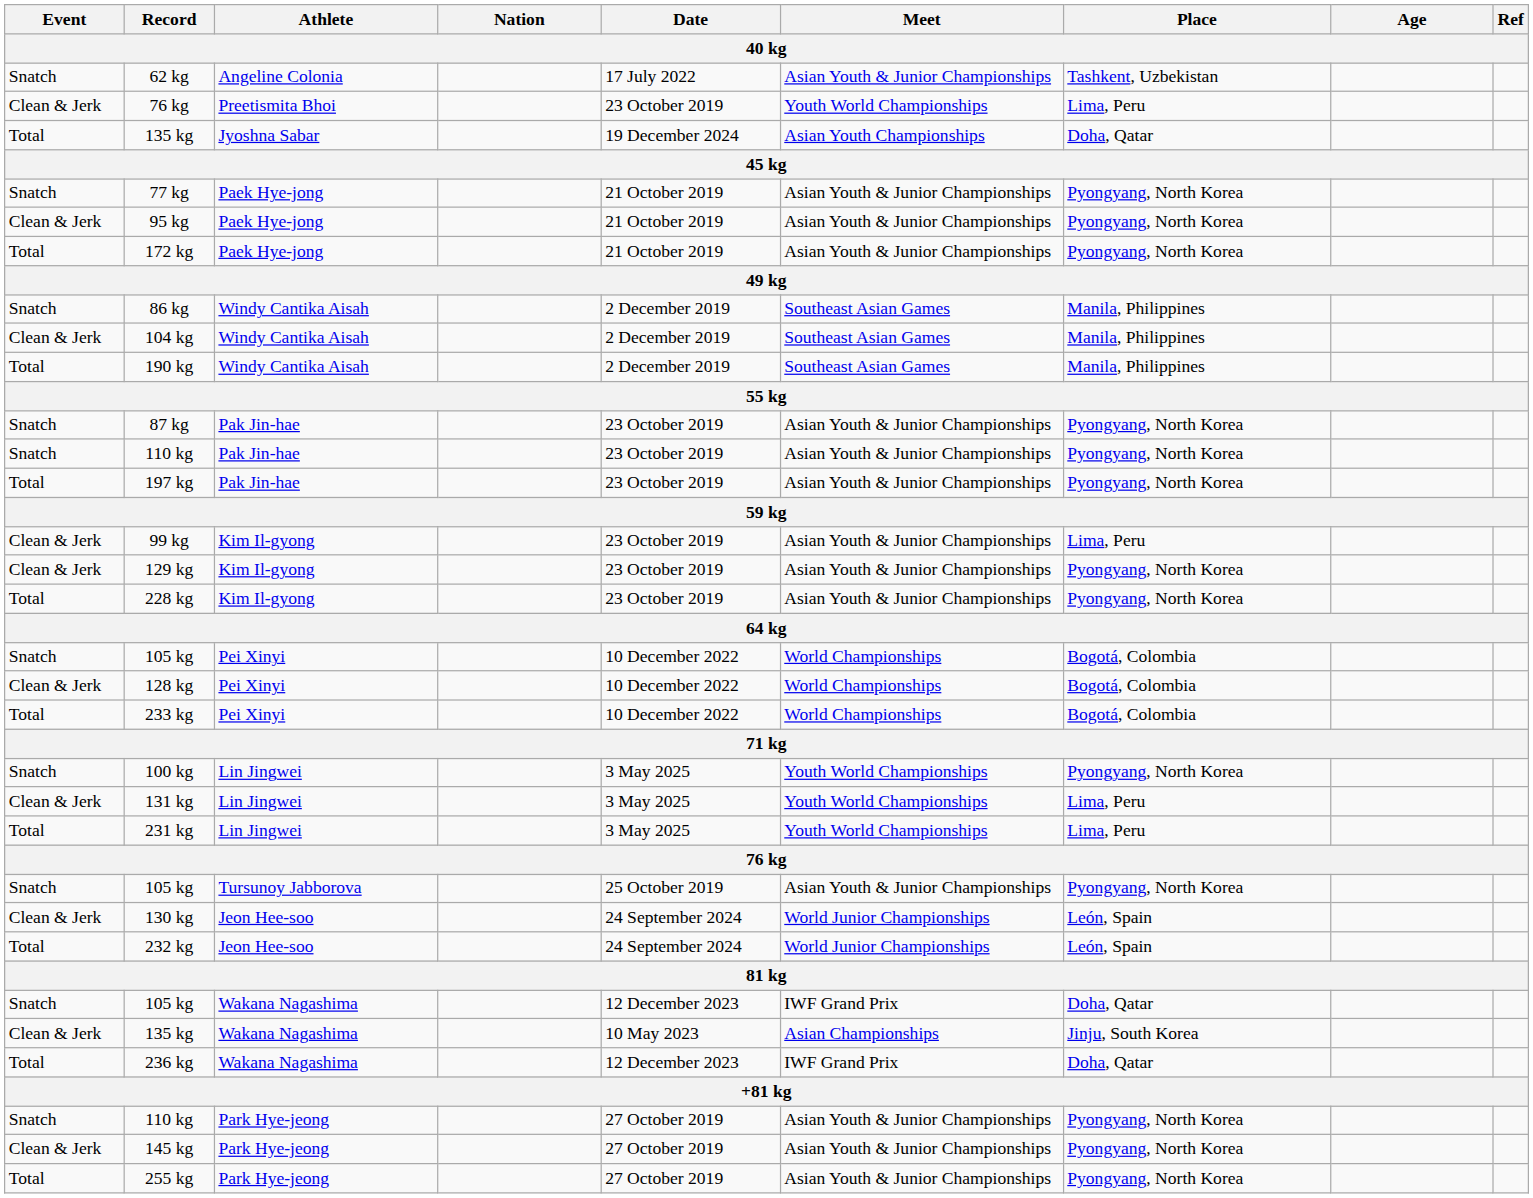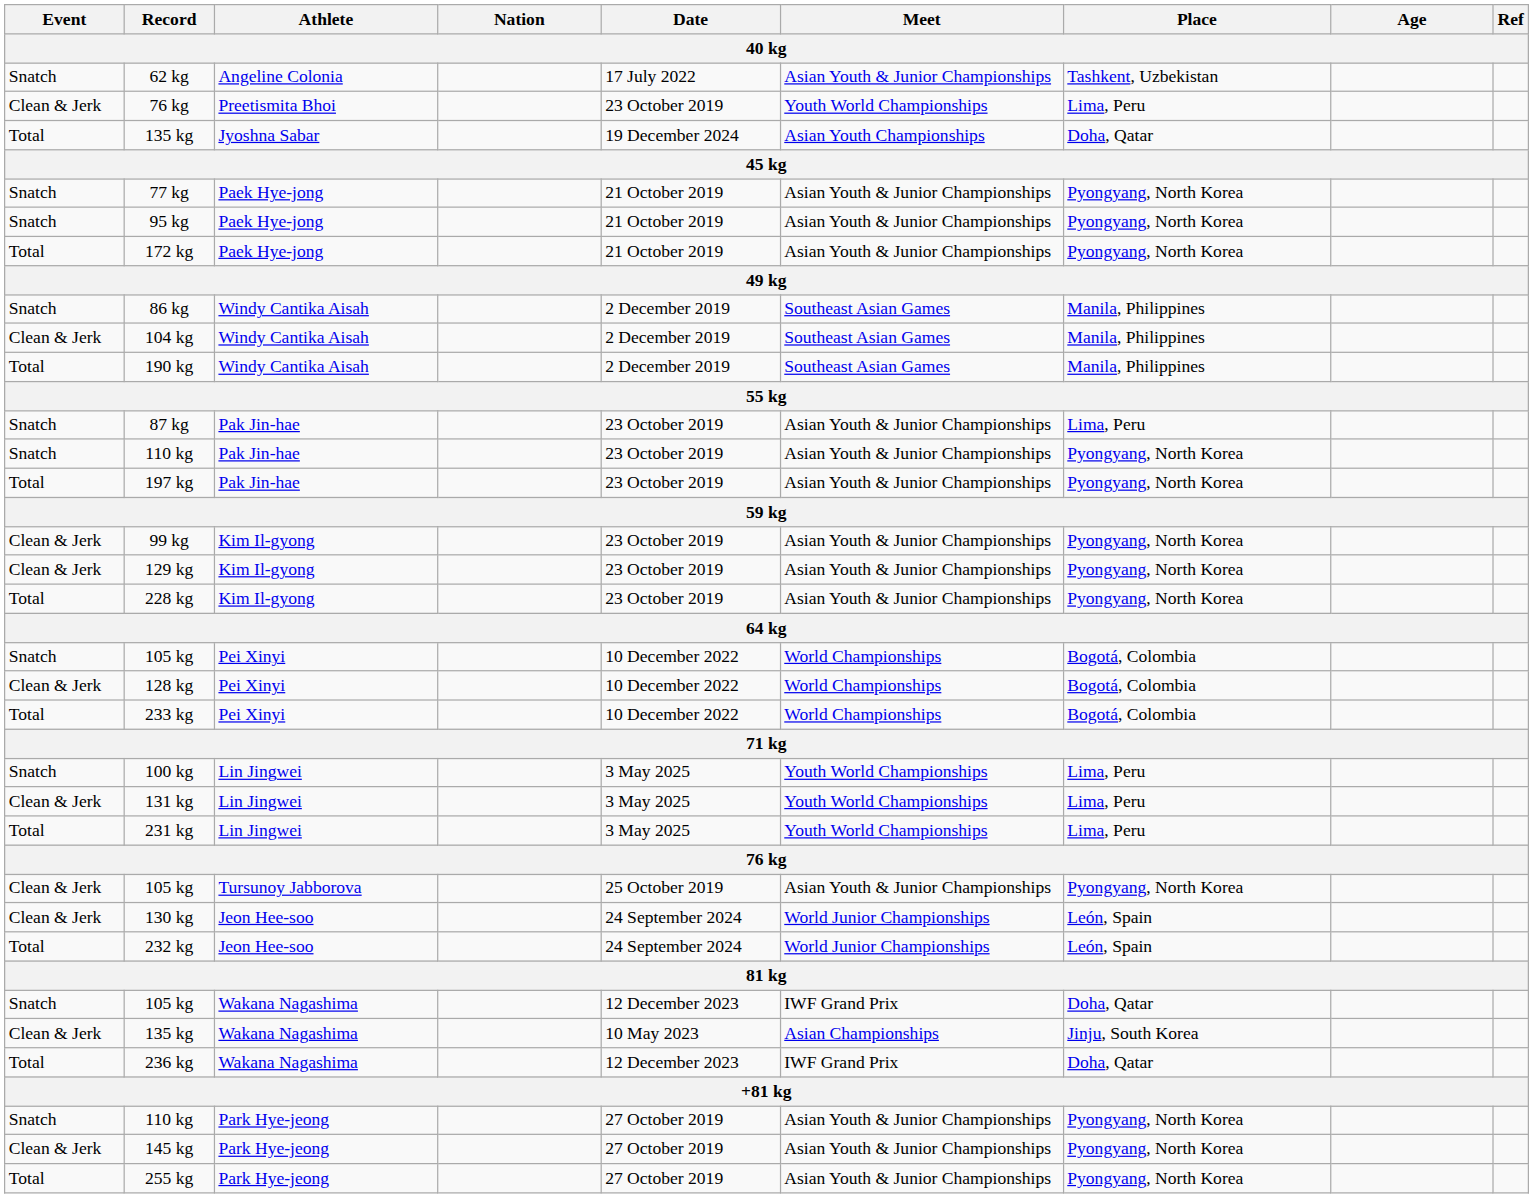(55, 222) Clean & Jerk -> (33, 222) Snatch
(1155, 425) Pyongyang, North Korea -> (1106, 425) Lima, Peru
(1106, 540) Lima, Peru -> (1155, 540) Pyongyang, North Korea
(1155, 772) Pyongyang, North Korea -> (1106, 772) Lima, Peru
(33, 888) Snatch -> (55, 888) Clean & Jerk
